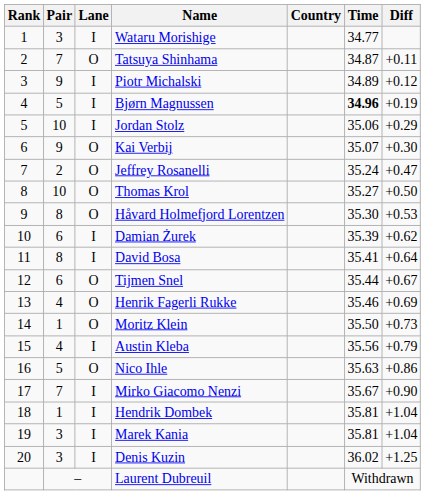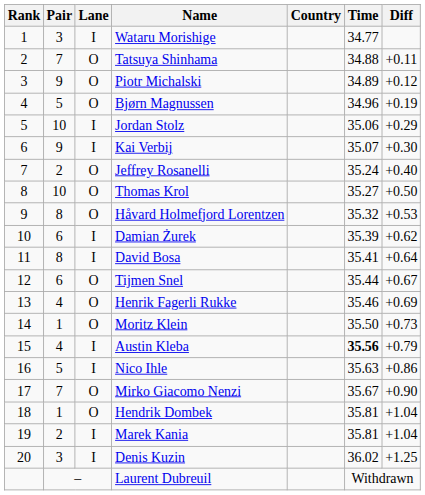(363, 59) 34.87 -> (363, 59) 34.88
(94, 81) I -> (94, 81) O
(94, 103) I -> (94, 103) O
(363, 103) bold -> (363, 103) normal
(94, 147) O -> (94, 147) I
(401, 170) +0.47 -> (401, 170) +0.40
(363, 214) 35.30 -> (363, 214) 35.32
(363, 346) normal -> (363, 346) bold
(94, 368) O -> (94, 368) I
(94, 390) I -> (94, 390) O
(94, 412) I -> (94, 412) O
(59, 434) 3 -> (59, 434) 2
